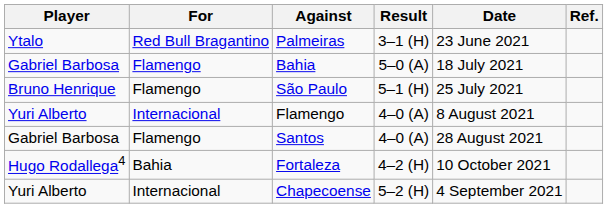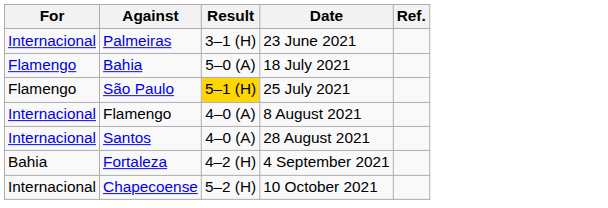- column: (67, 16)
(201, 41) Red Bull Bragantino -> (52, 41) Internacional
(404, 89) no background -> (231, 89) gold background
(167, 138) Flamengo -> (52, 138) Internacional
(493, 164) 10 October 2021 -> (326, 162) 4 September 2021
(499, 191) 4 September 2021 -> (320, 187) 10 October 2021
